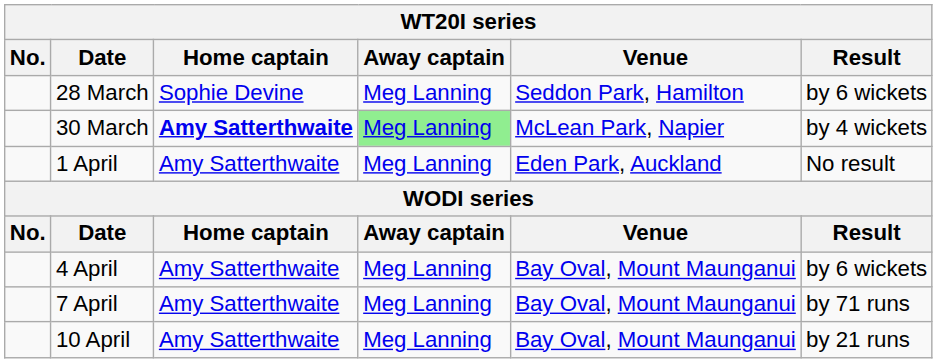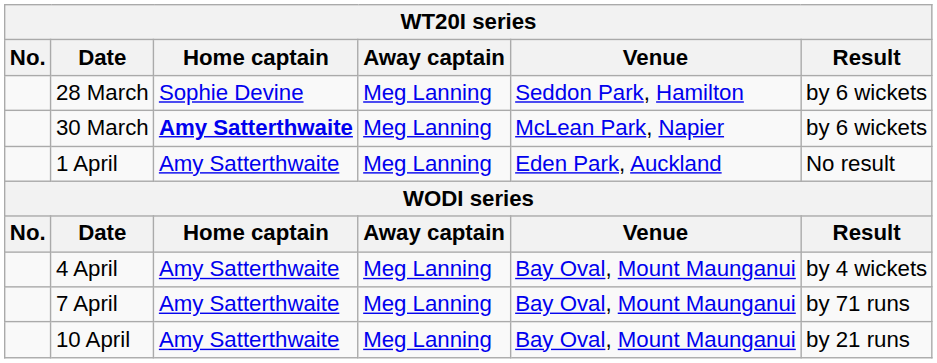(427, 127) lightgreen background -> (427, 127) no background
(867, 127) by 4 wickets -> (867, 127) by 6 wickets
(867, 269) by 6 wickets -> (867, 269) by 4 wickets
